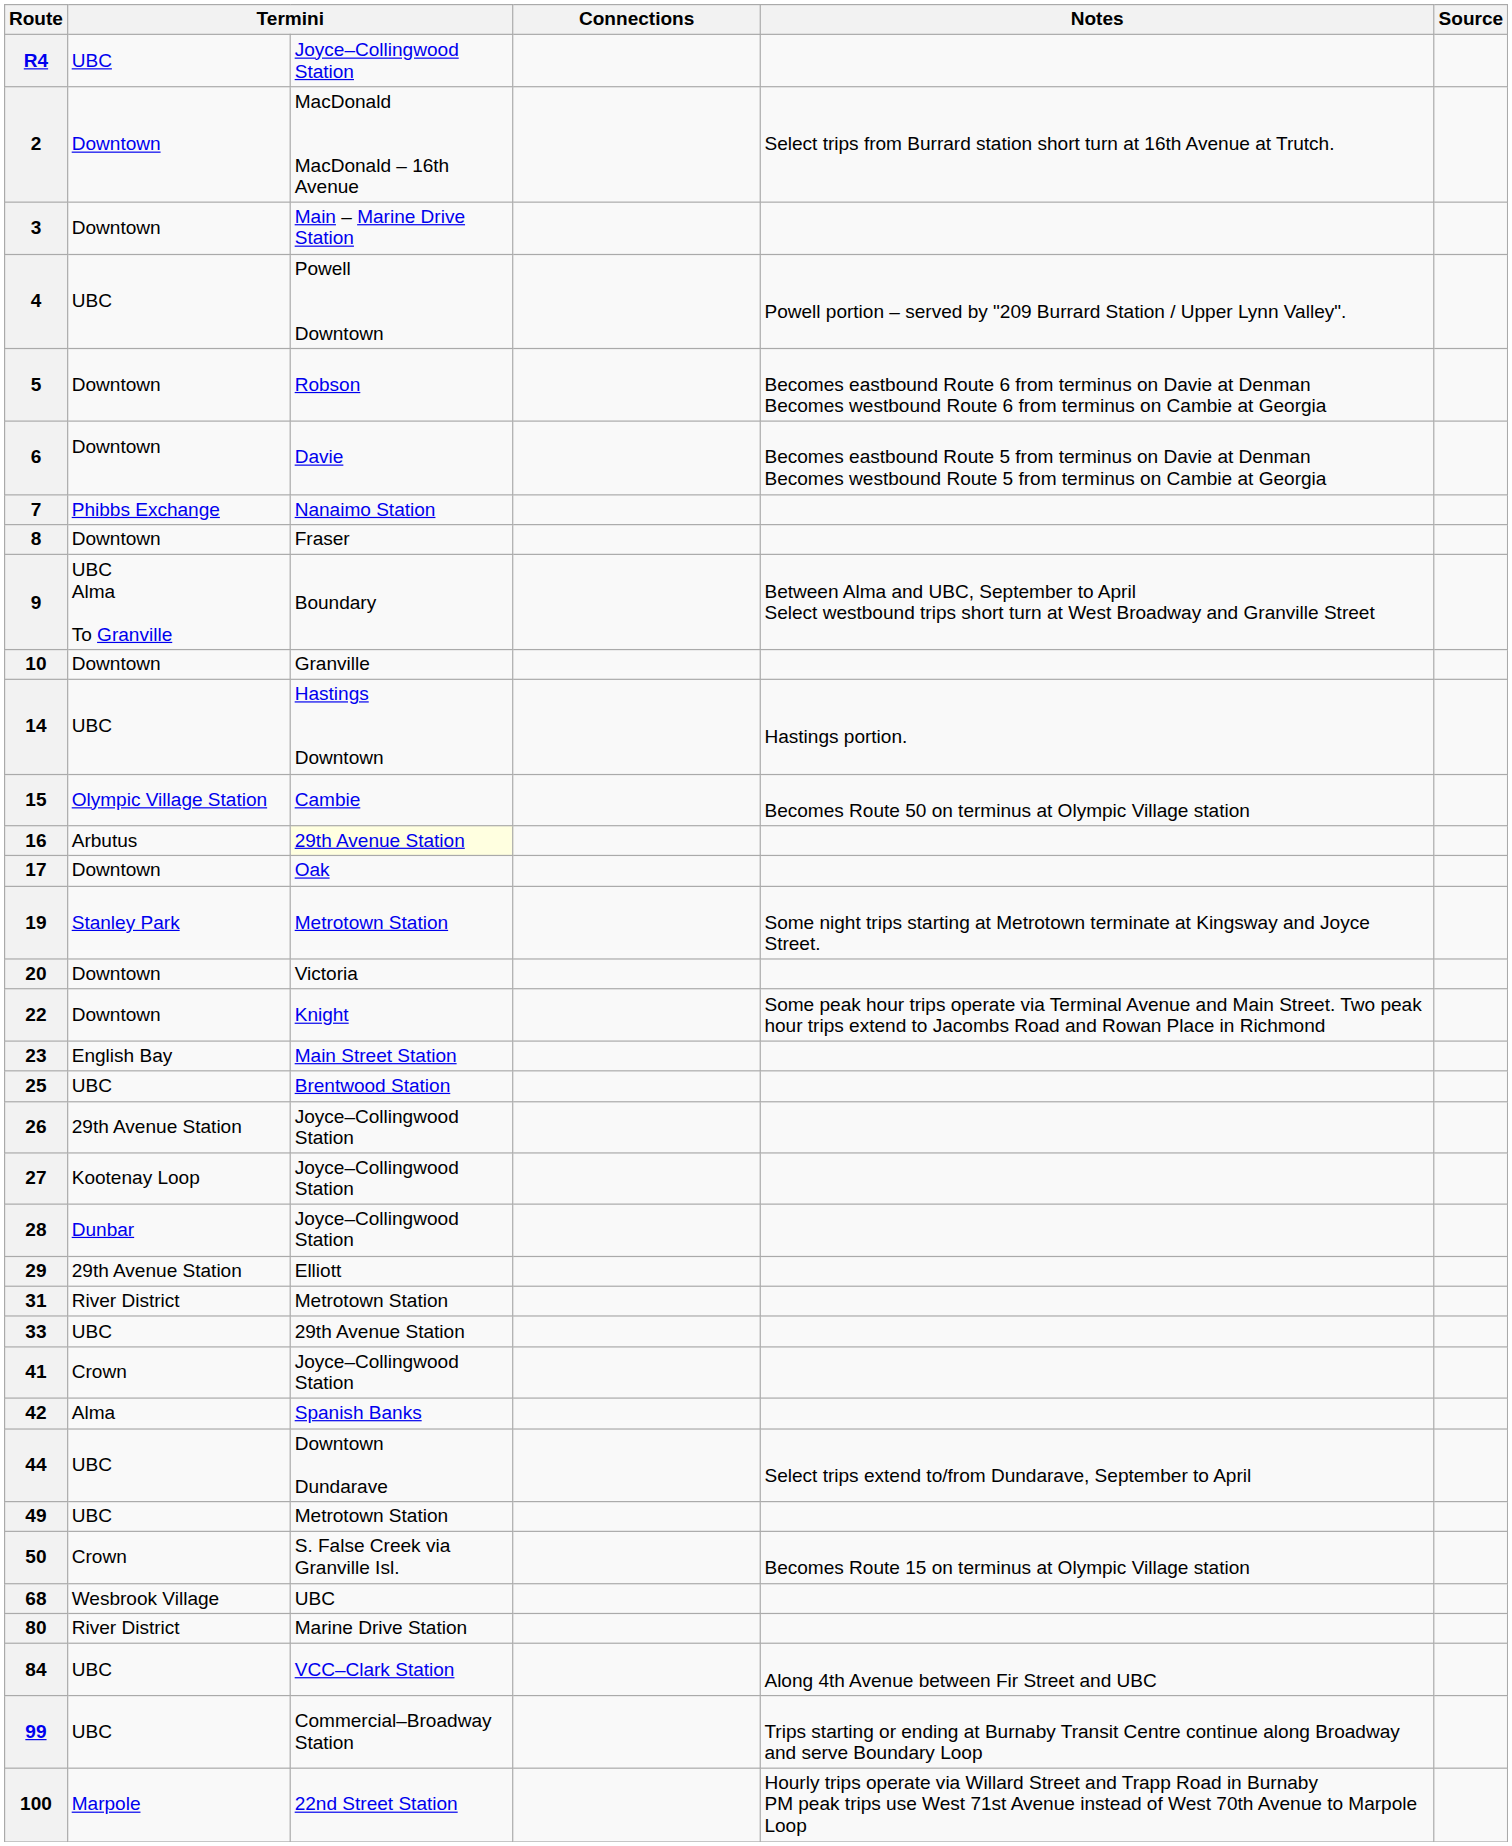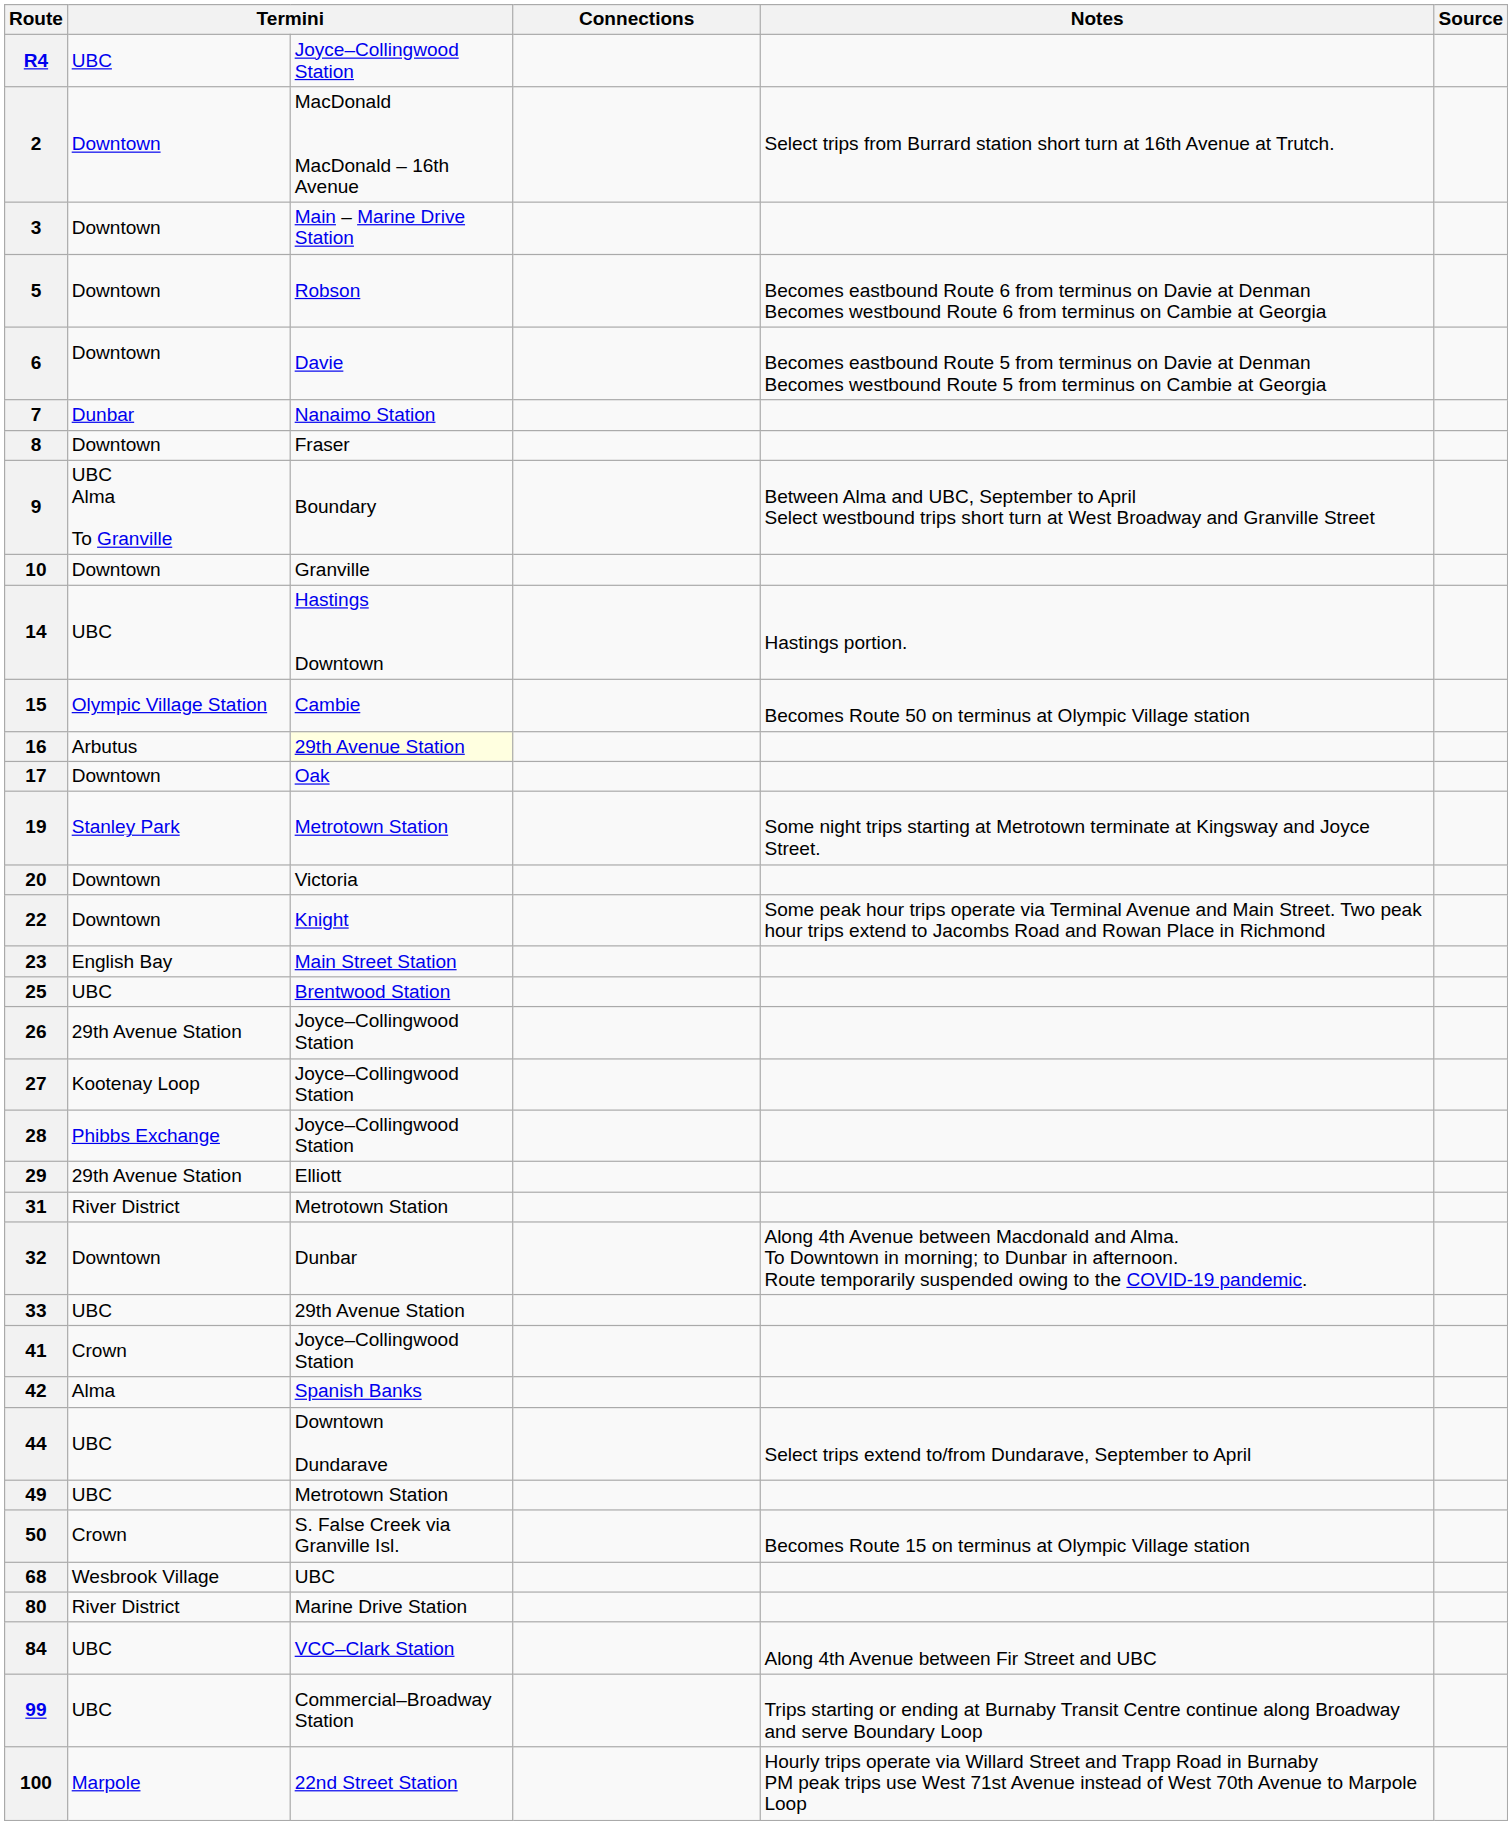- row: (36, 301)
(146, 509) Phibbs Exchange -> (103, 414) Dunbar
(103, 1230) Dunbar -> (146, 1135) Phibbs Exchange
+ row: (36, 1258)
